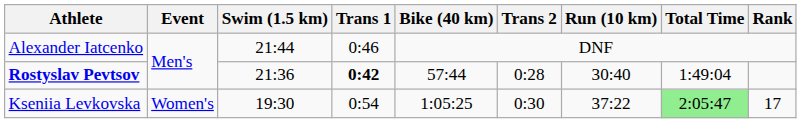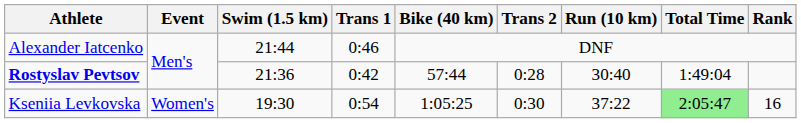(364, 75) bold -> (364, 75) normal
(772, 103) 17 -> (772, 103) 16
